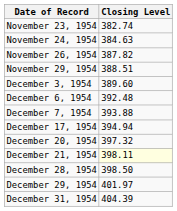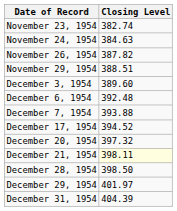(117, 127) 394.94 -> (117, 127) 394.52
